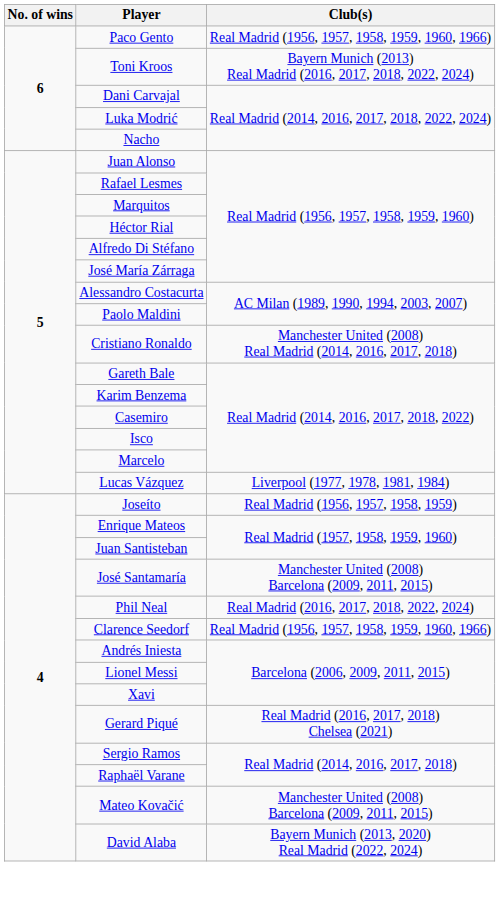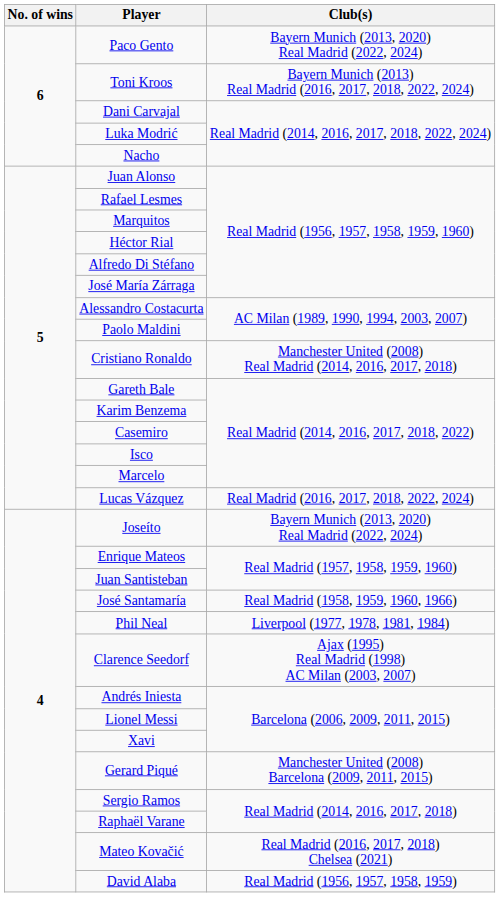(350, 37) Real Madrid (1956, 1957, 1958, 1959, 1960, 1966) -> (350, 44) Bayern Munich (2013, 2020) Real Madrid (2022, 2024)
(350, 482) Liverpool (1977, 1978, 1981, 1984) -> (350, 498) Real Madrid (2016, 2017, 2018, 2022, 2024)
(350, 504) Real Madrid (1956, 1957, 1958, 1959) -> (350, 527) Bayern Munich (2013, 2020) Real Madrid (2022, 2024)
(350, 577) Manchester United (2008) Barcelona (2009, 2011, 2015) -> (350, 601) Real Madrid (1958, 1959, 1960, 1966)
(350, 607) Real Madrid (2016, 2017, 2018, 2022, 2024) -> (350, 622) Liverpool (1977, 1978, 1981, 1984)
(350, 629) Real Madrid (1956, 1957, 1958, 1959, 1960, 1966) -> (350, 660) Ajax (1995) Real Madrid (1998) AC Milan (2003, 2007)
(350, 724) Real Madrid (2016, 2017, 2018) Chelsea (2021) -> (350, 770) Manchester United (2008) Barcelona (2009, 2011, 2015)
(350, 805) Manchester United (2008) Barcelona (2009, 2011, 2015) -> (350, 851) Real Madrid (2016, 2017, 2018) Chelsea (2021)
(350, 842) Bayern Munich (2013, 2020) Real Madrid (2022, 2024) -> (350, 881) Real Madrid (1956, 1957, 1958, 1959)
